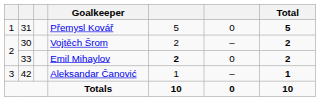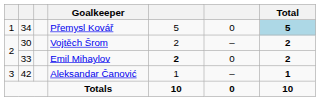(26, 28) 31 -> (26, 28) 34
(288, 28) no background -> (288, 28) lightblue background
